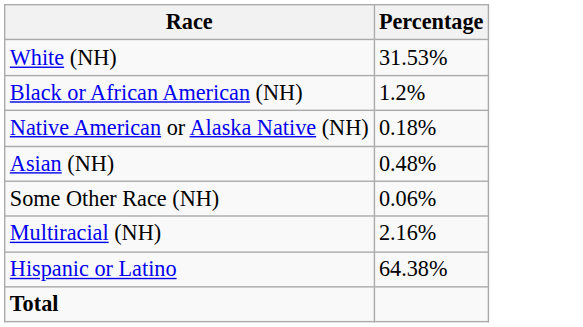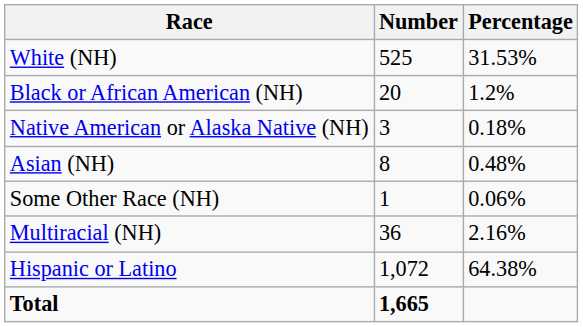+ column: (418, 22)
